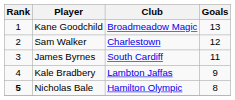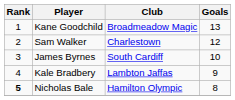(215, 57) 11 -> (215, 57) 10
